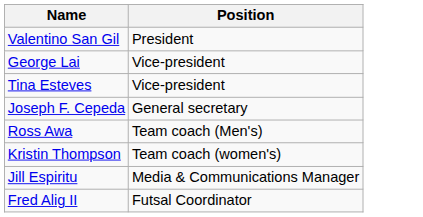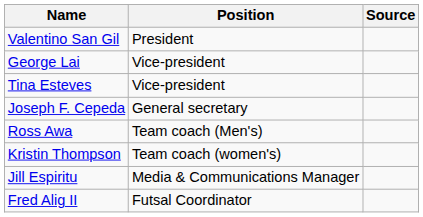+ column: (391, 16)
